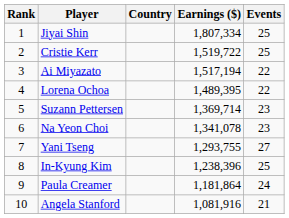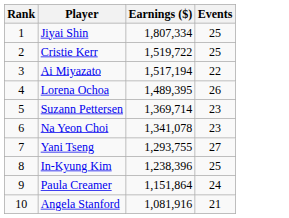- column: (150, 14)
(264, 90) 22 -> (215, 90) 26
(217, 185) 1,181,864 -> (168, 185) 1,151,864
